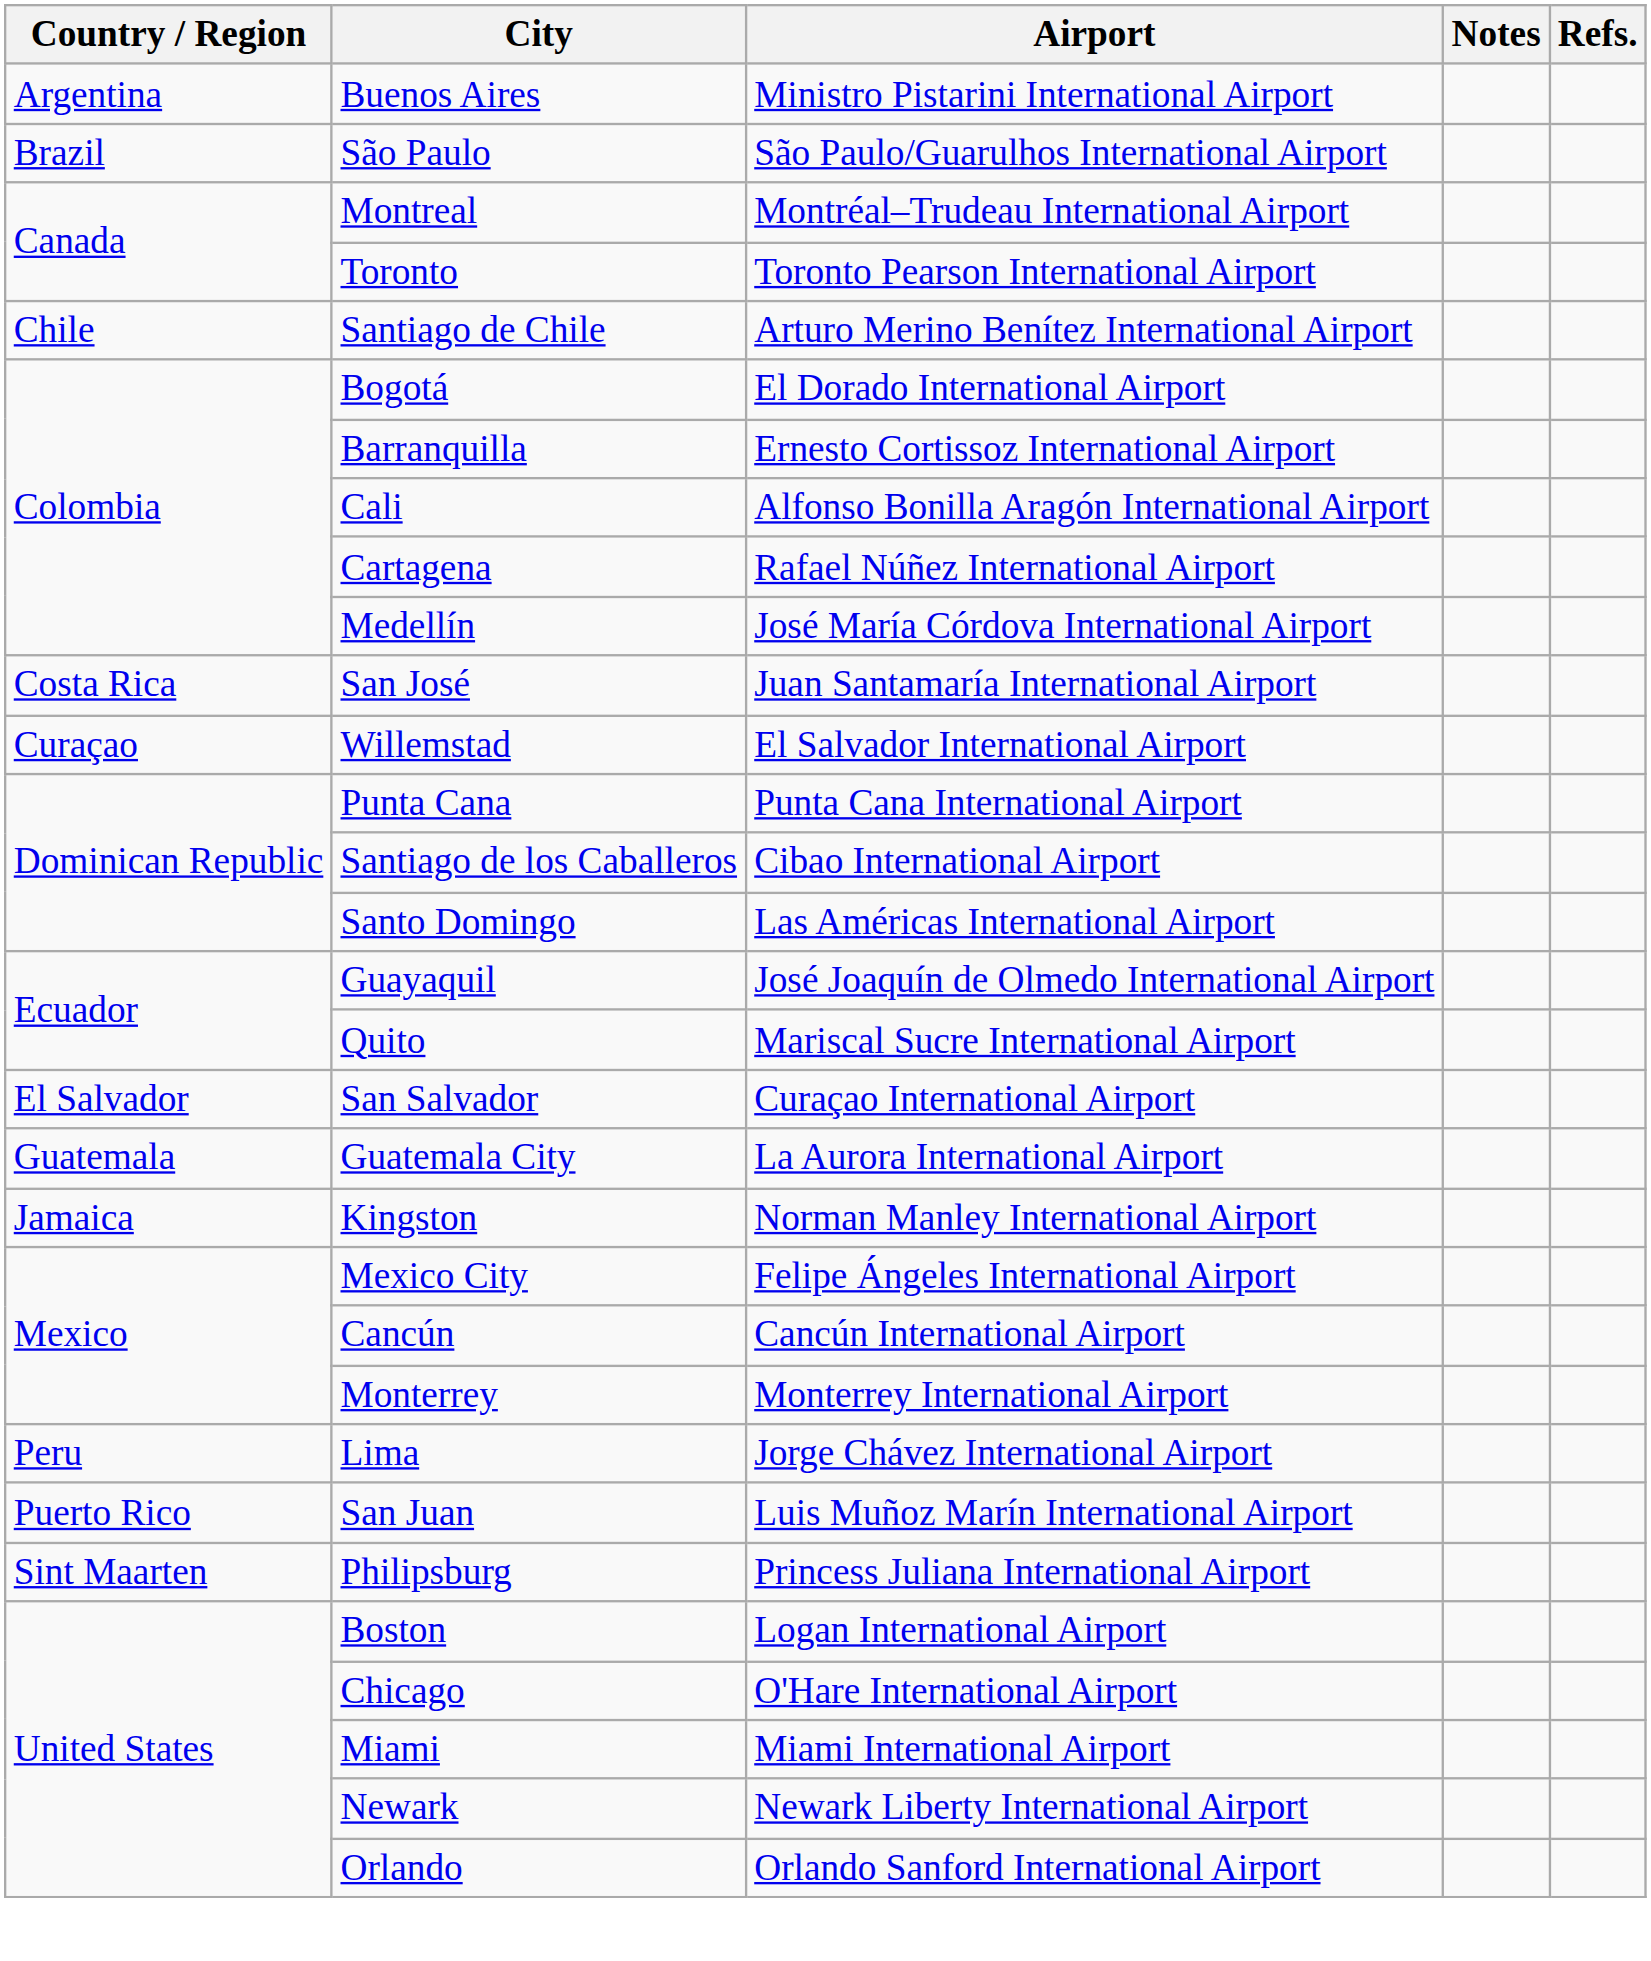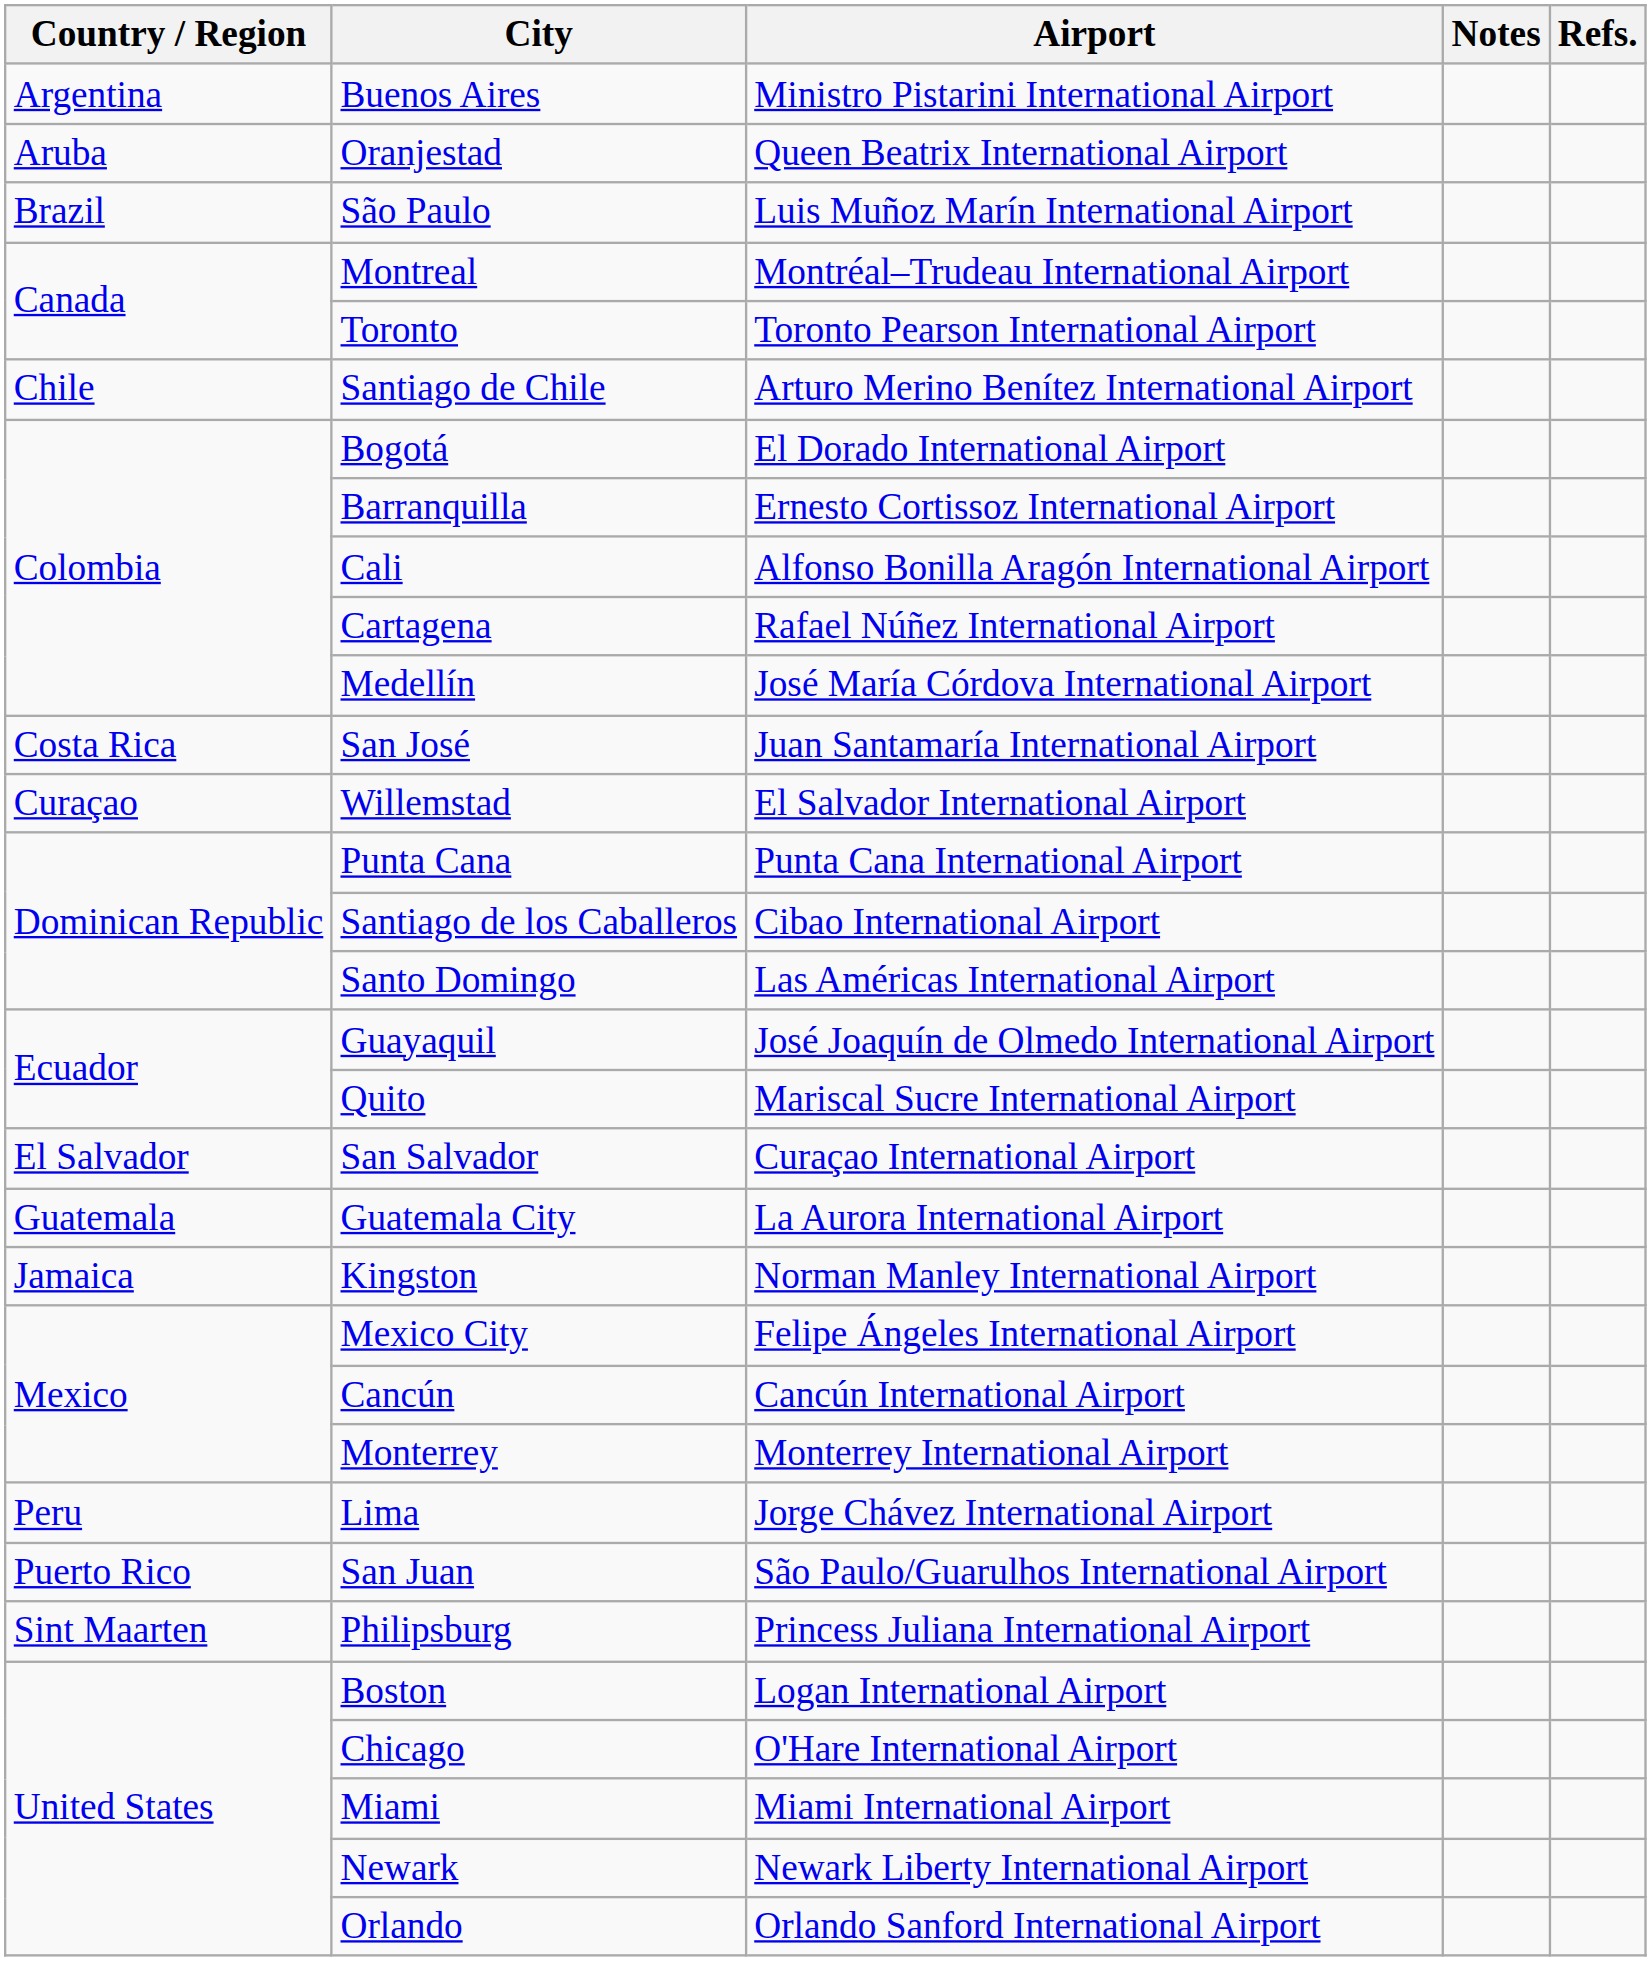+ row: (421, 152)
(1071, 152) São Paulo/Guarulhos International Airport -> (1053, 211) Luis Muñoz Marín International Airport
(1053, 1512) Luis Muñoz Marín International Airport -> (1071, 1571) São Paulo/Guarulhos International Airport
